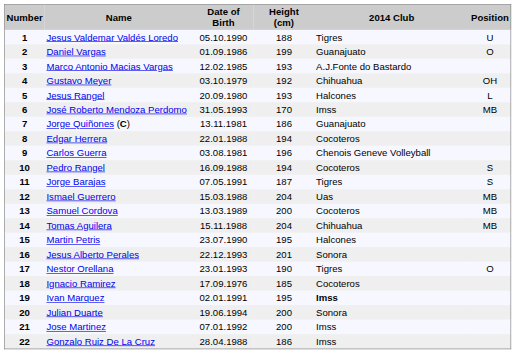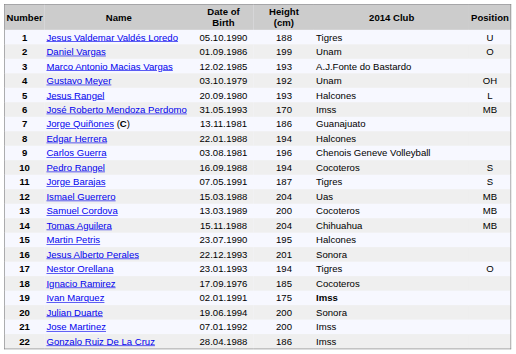(341, 52) Guanajuato -> (329, 52) Unam
(339, 81) Chihuahua -> (329, 81) Unam
(338, 139) Cocoteros -> (336, 139) Halcones
(284, 269) 190 -> (284, 269) 194
(284, 298) 195 -> (284, 298) 175
